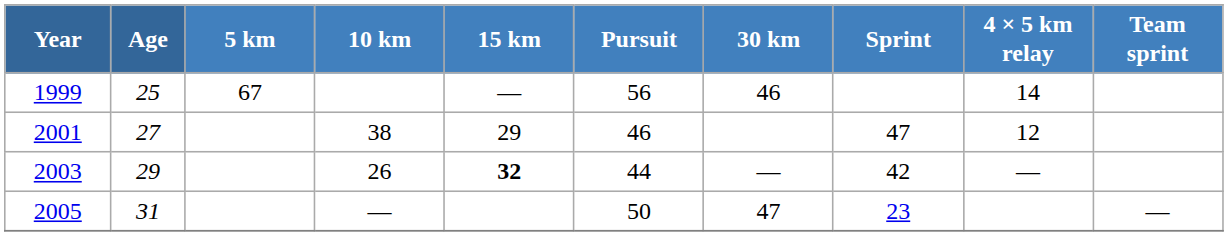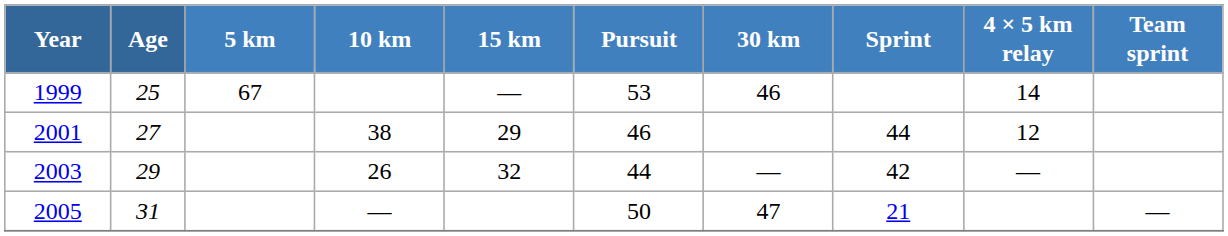(639, 92) 56 -> (639, 92) 53
(898, 132) 47 -> (898, 132) 44
(509, 171) bold -> (509, 171) normal
(898, 211) 23 -> (898, 211) 21
